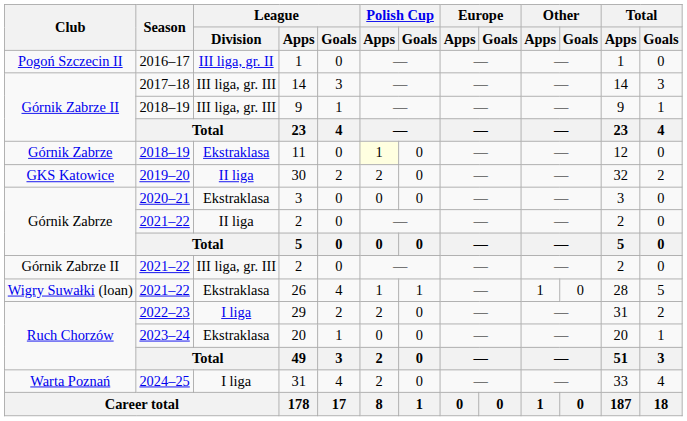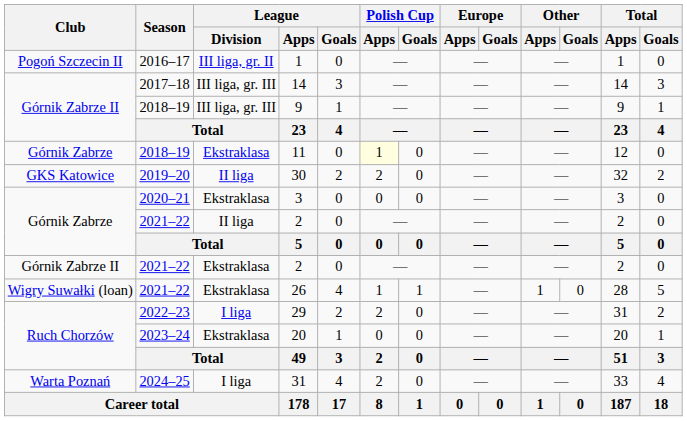(236, 267) III liga, gr. III -> (236, 267) Ekstraklasa
